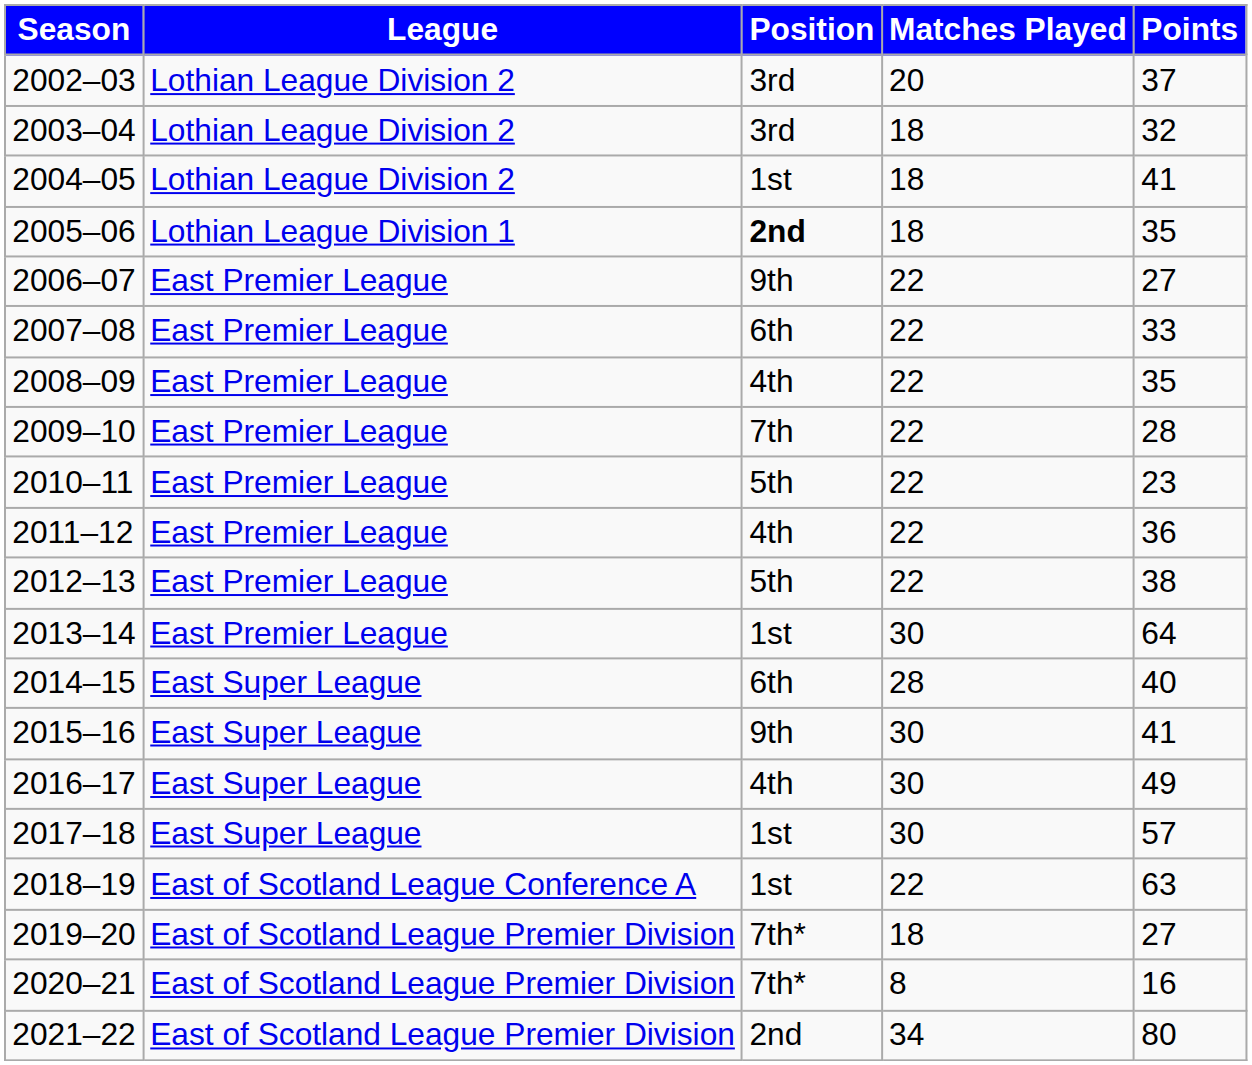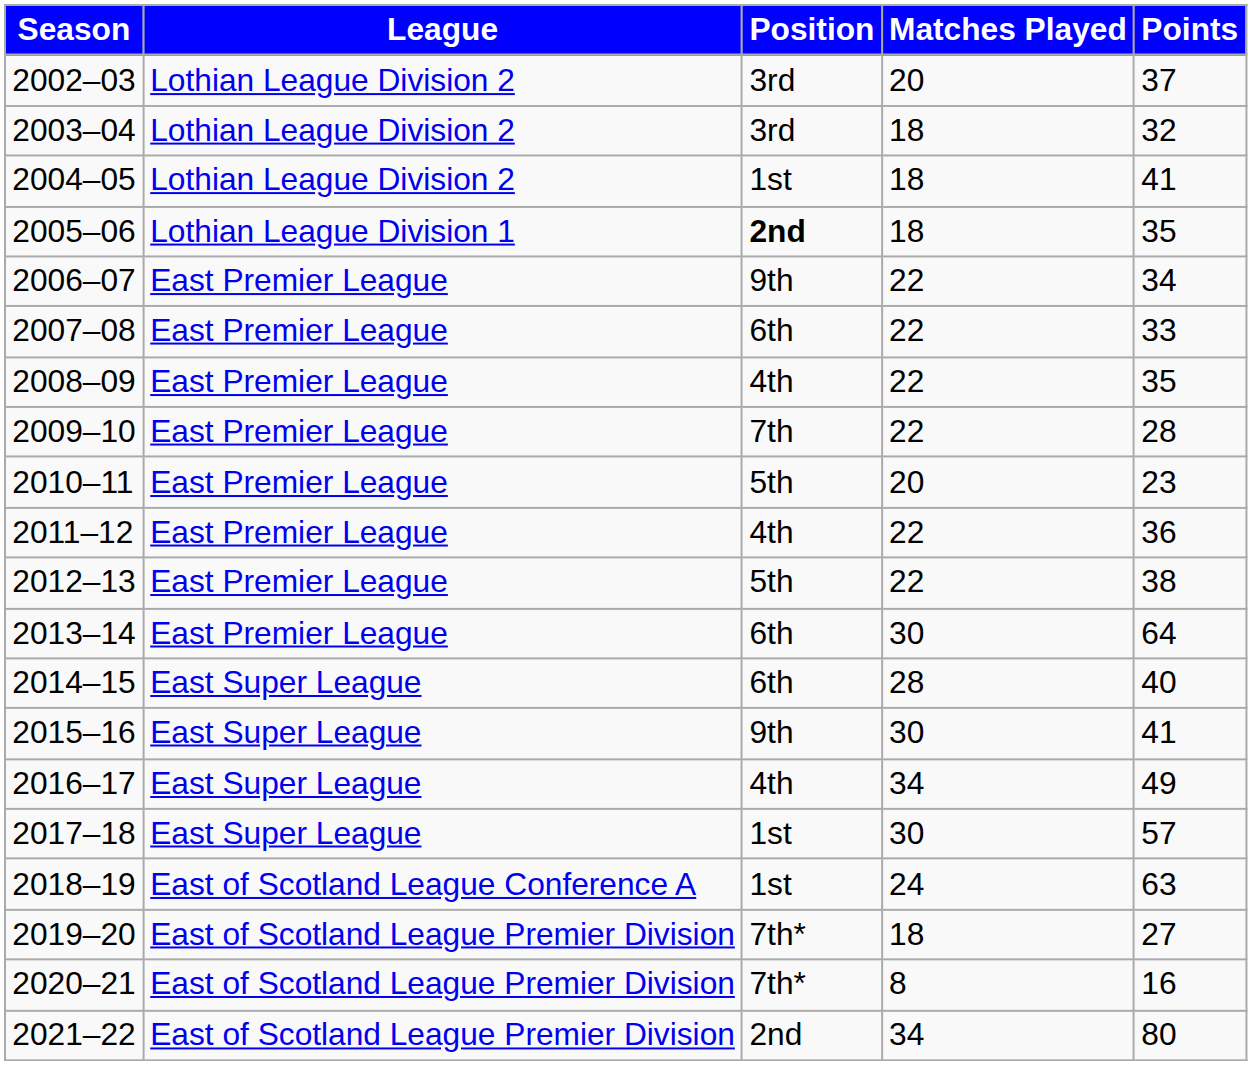(1159, 280) 27 -> (1159, 280) 34
(907, 481) 22 -> (907, 481) 20
(771, 632) 1st -> (771, 632) 6th
(907, 783) 30 -> (907, 783) 34
(907, 883) 22 -> (907, 883) 24
